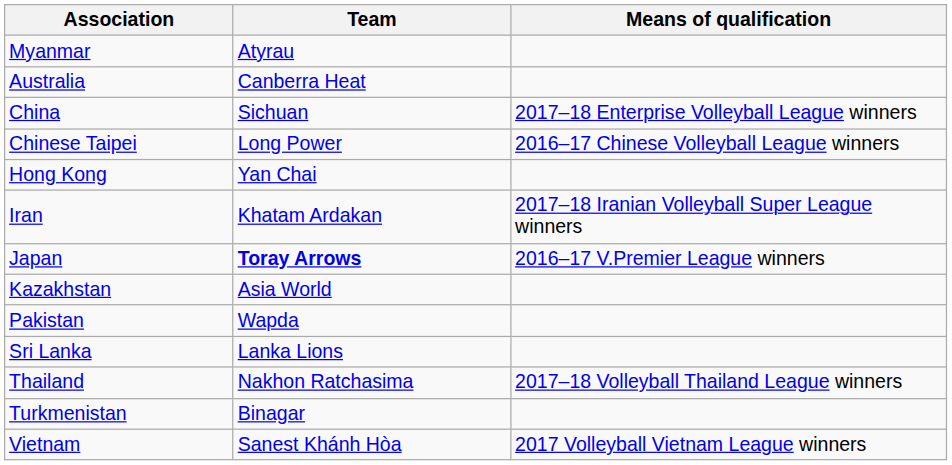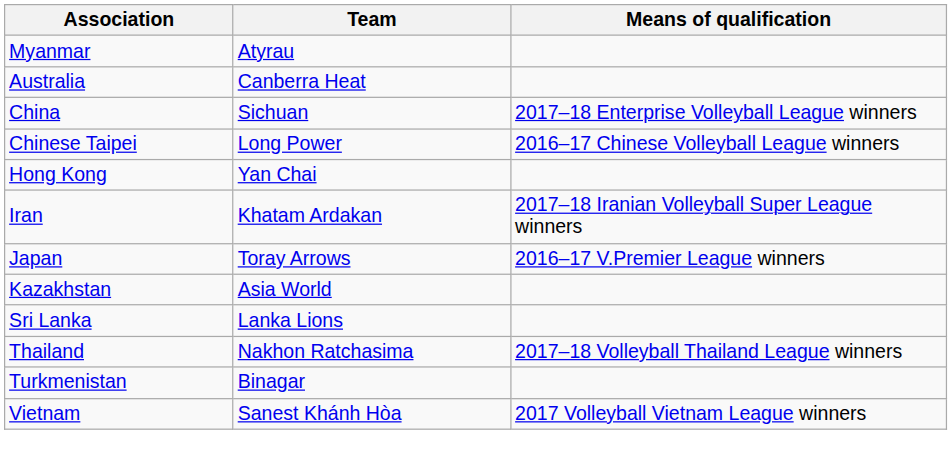(300, 258) bold -> (294, 258) normal
- row: (47, 320)
